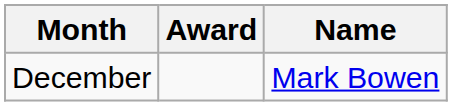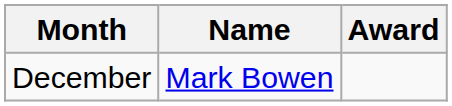columns swapped: (355, 29) <-> (211, 29)
